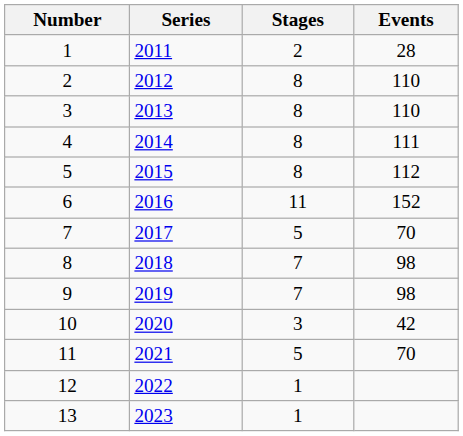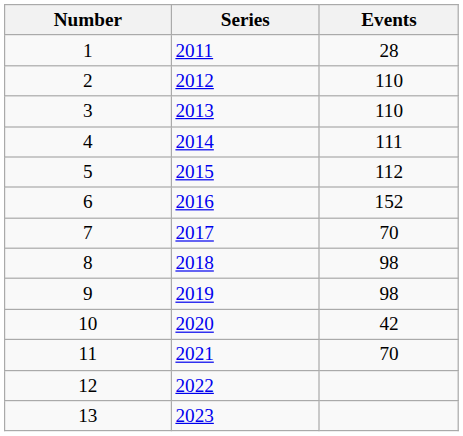- column: (298, 19)
